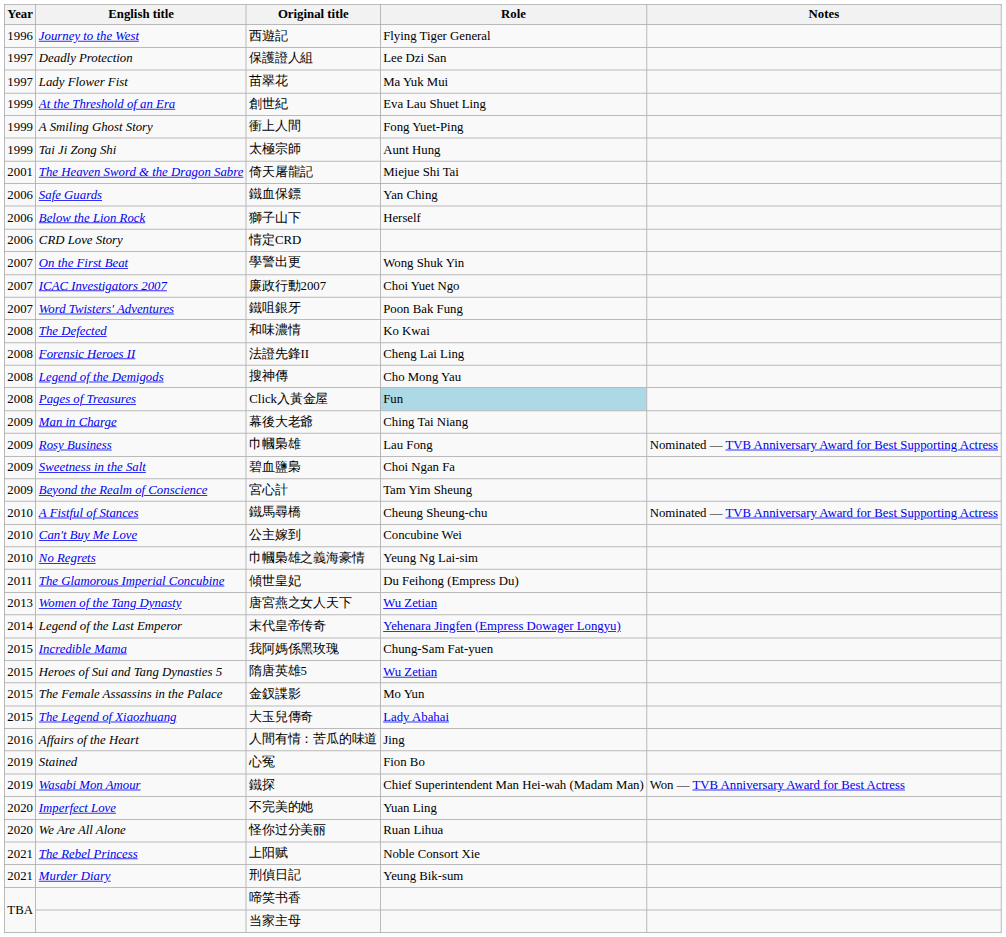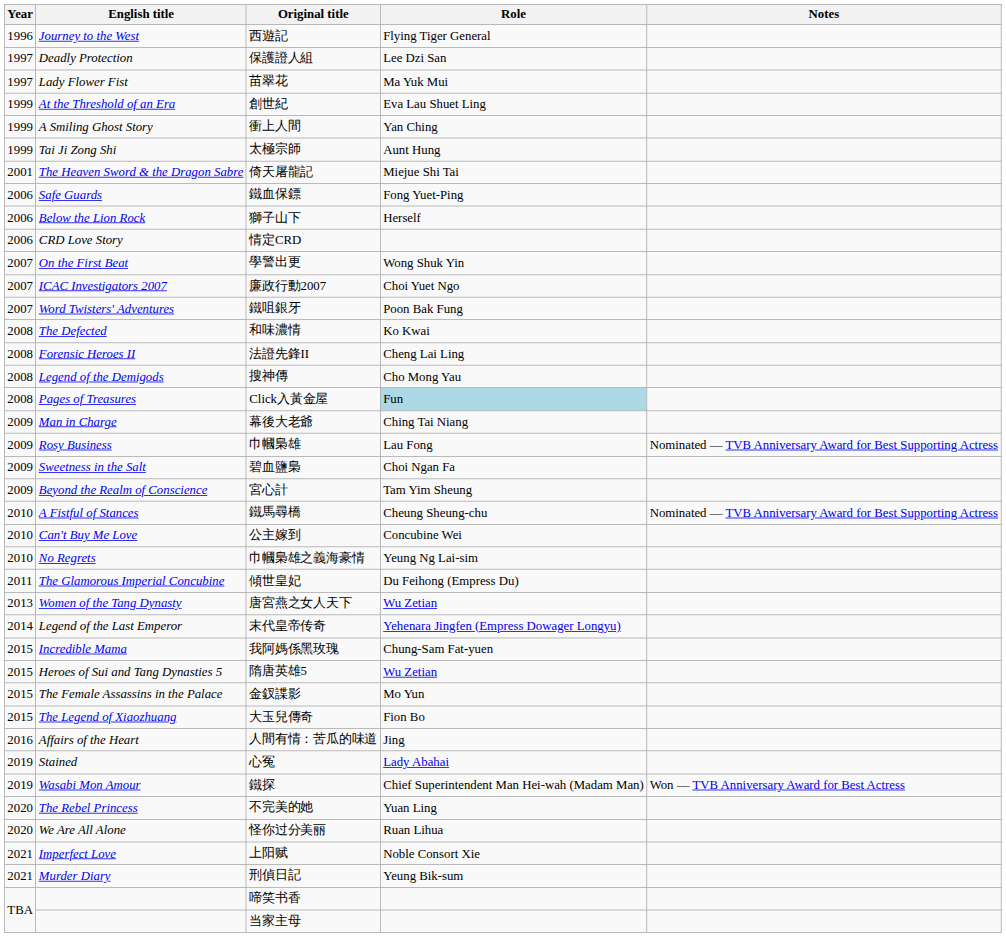(423, 126) Fong Yuet-Ping -> (410, 126) Yan Ching
(410, 195) Yan Ching -> (423, 195) Fong Yuet-Ping
(416, 717) Lady Abahai -> (404, 717) Fion Bo
(404, 762) Fion Bo -> (416, 762) Lady Abahai
(77, 807) Imperfect Love -> (88, 807) The Rebel Princess
(88, 853) The Rebel Princess -> (77, 853) Imperfect Love
